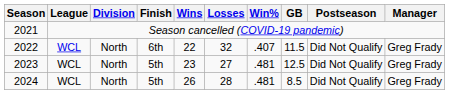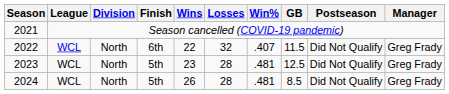(226, 64) 27 -> (226, 64) 28
